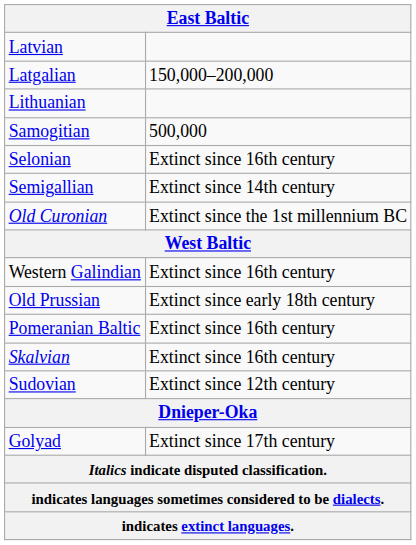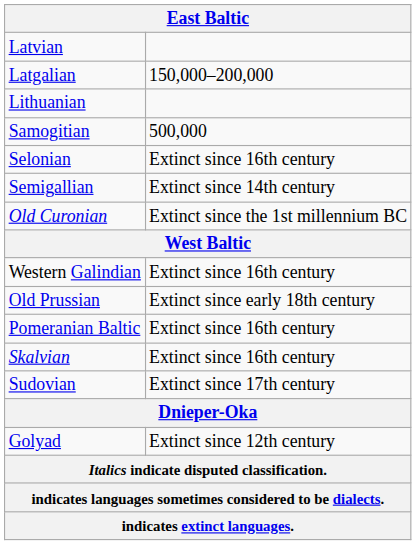(242, 384) Extinct since 12th century -> (242, 384) Extinct since 17th century
(242, 441) Extinct since 17th century -> (242, 441) Extinct since 12th century
